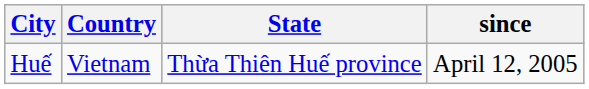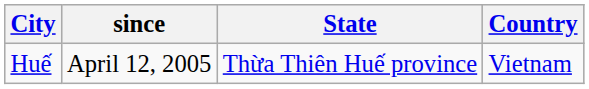columns swapped: (111, 24) <-> (505, 24)
